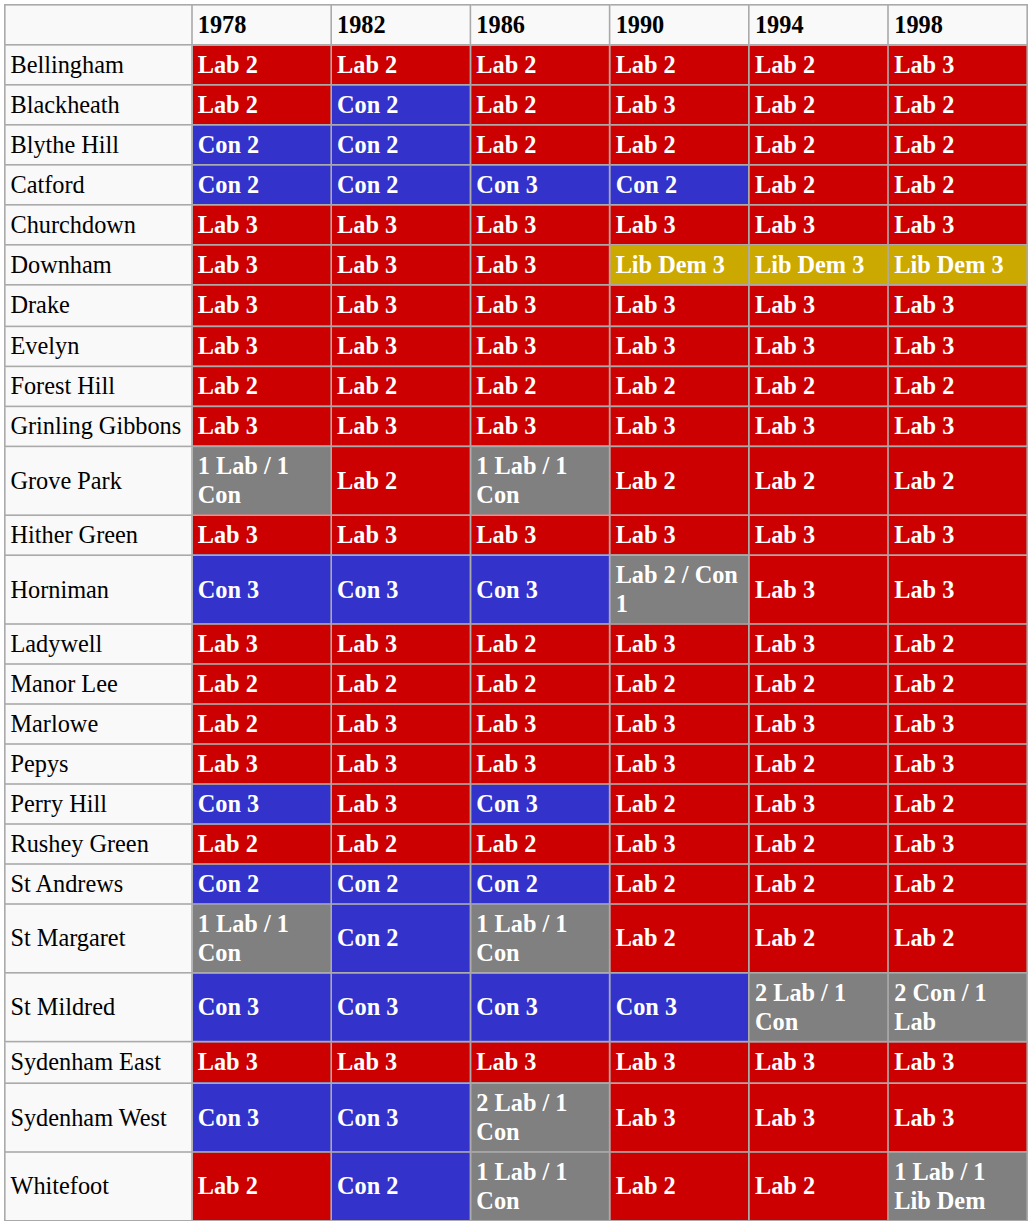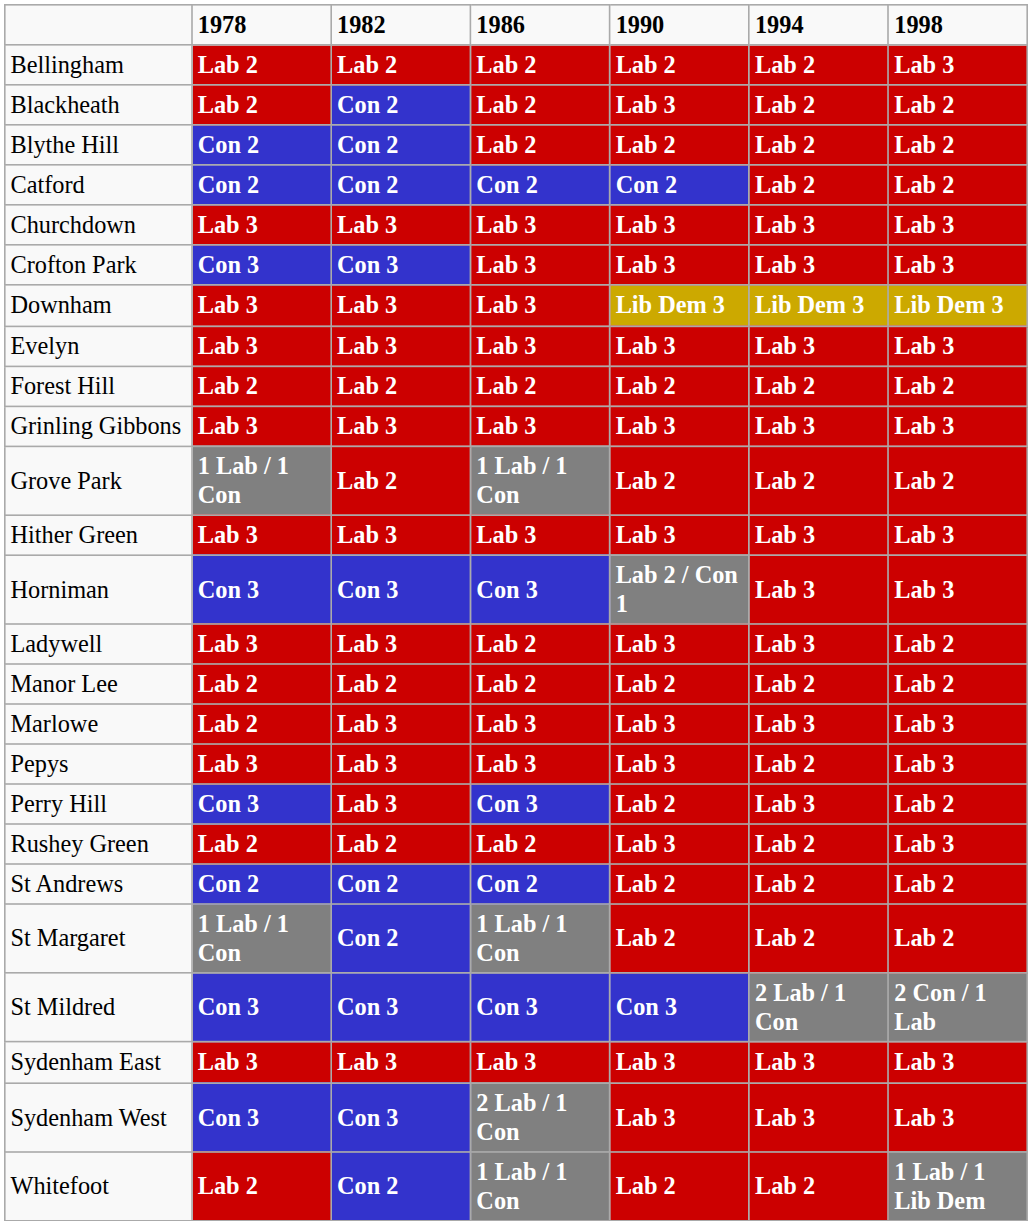(507, 185) Con 3 -> (507, 185) Con 2
+ row: (74, 265)
- row: (40, 305)
